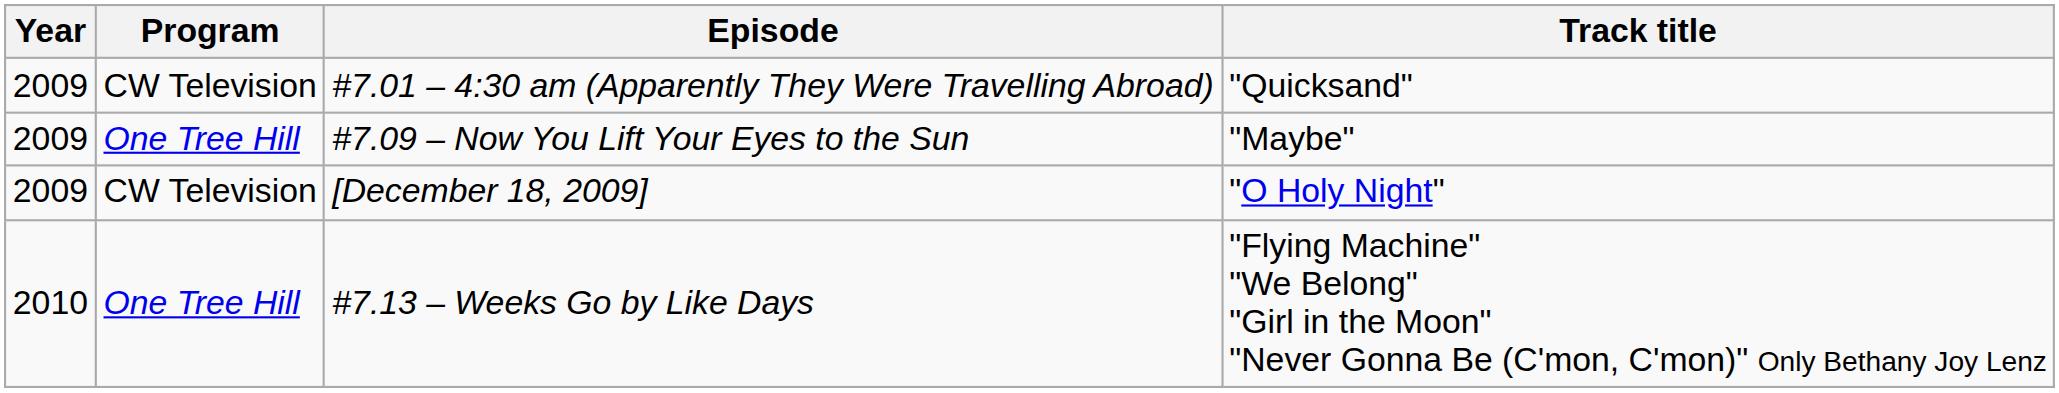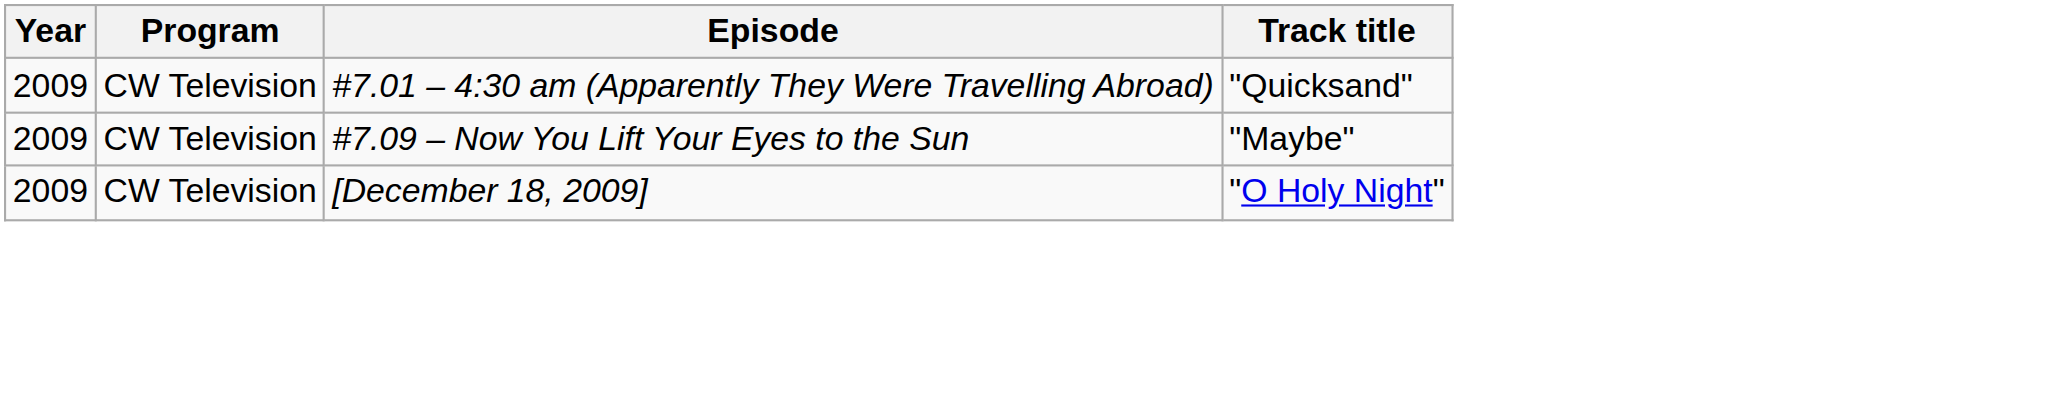(202, 138) One Tree Hill -> (210, 138) CW Television
- row: (573, 302)
